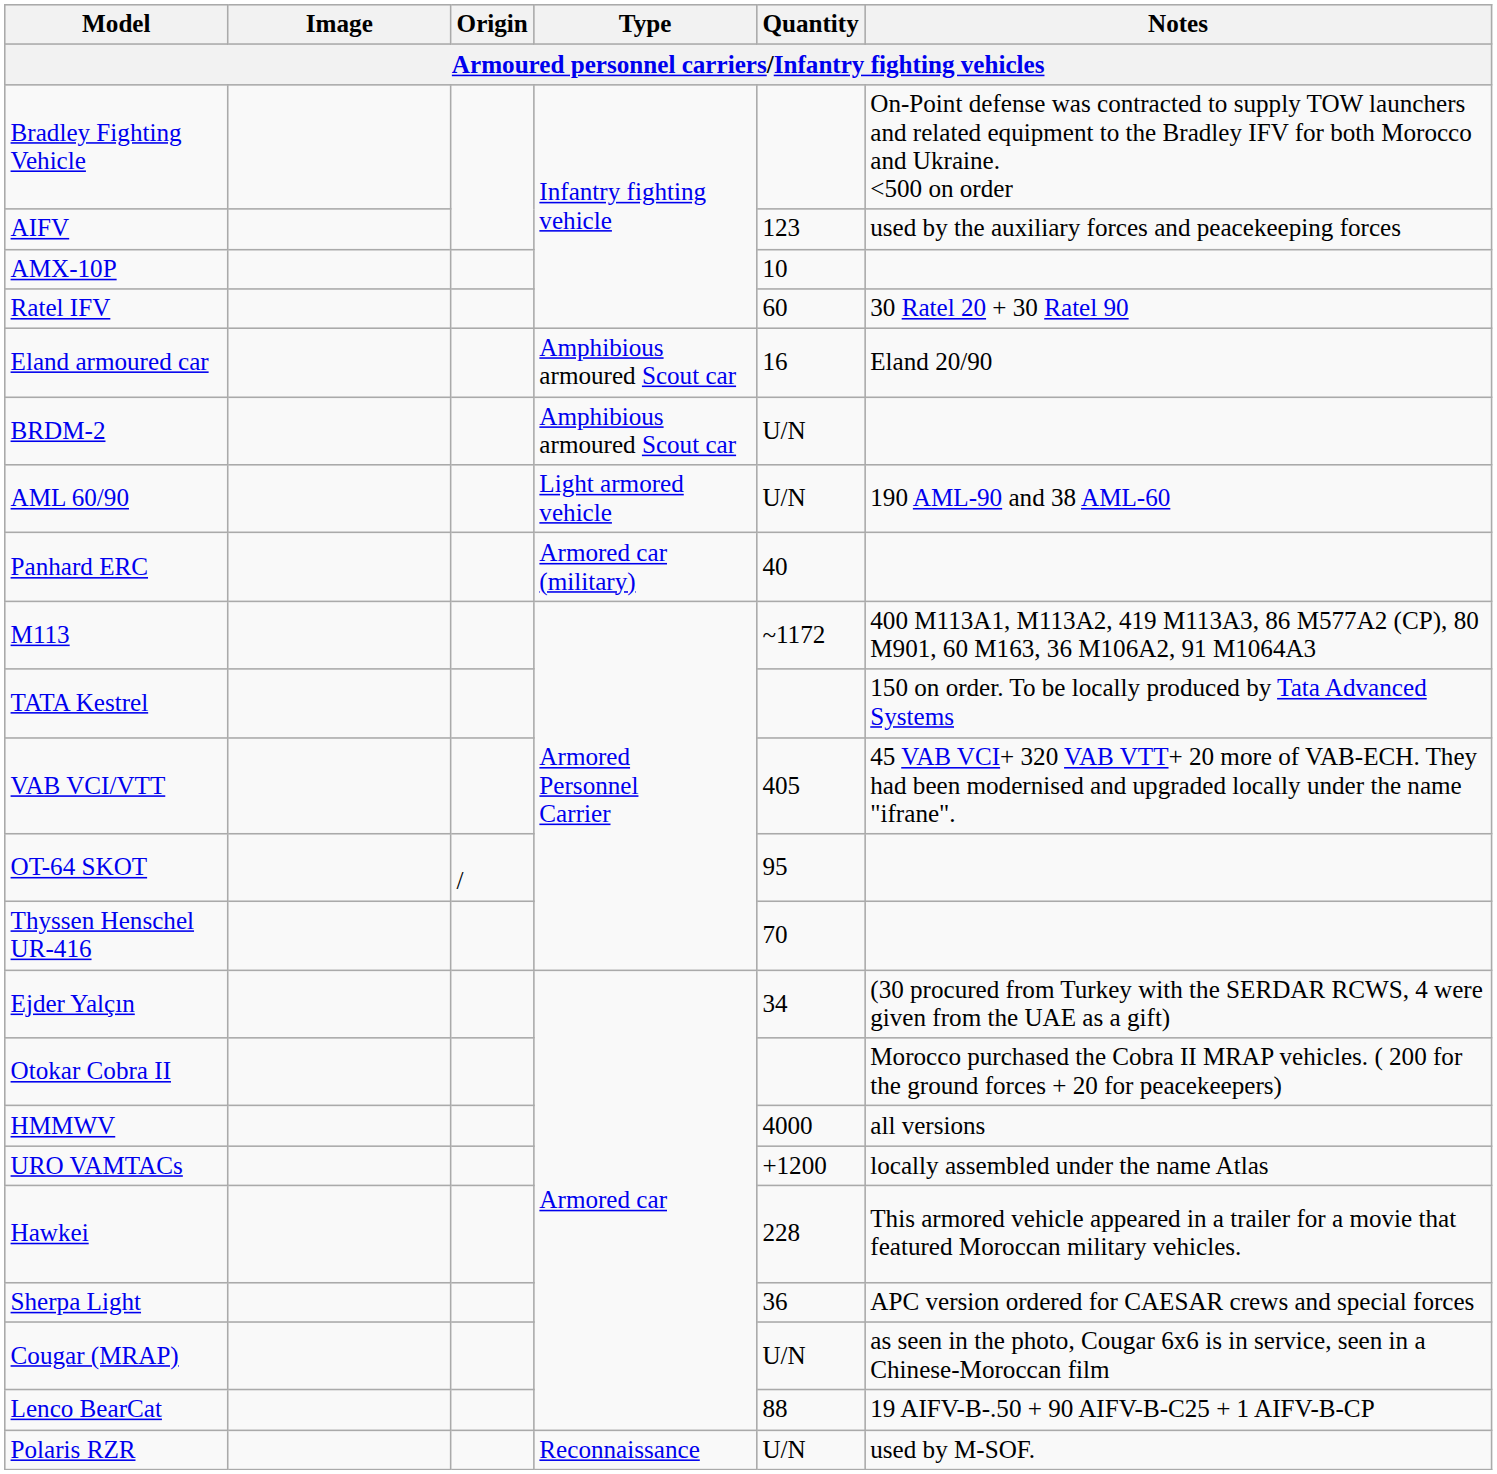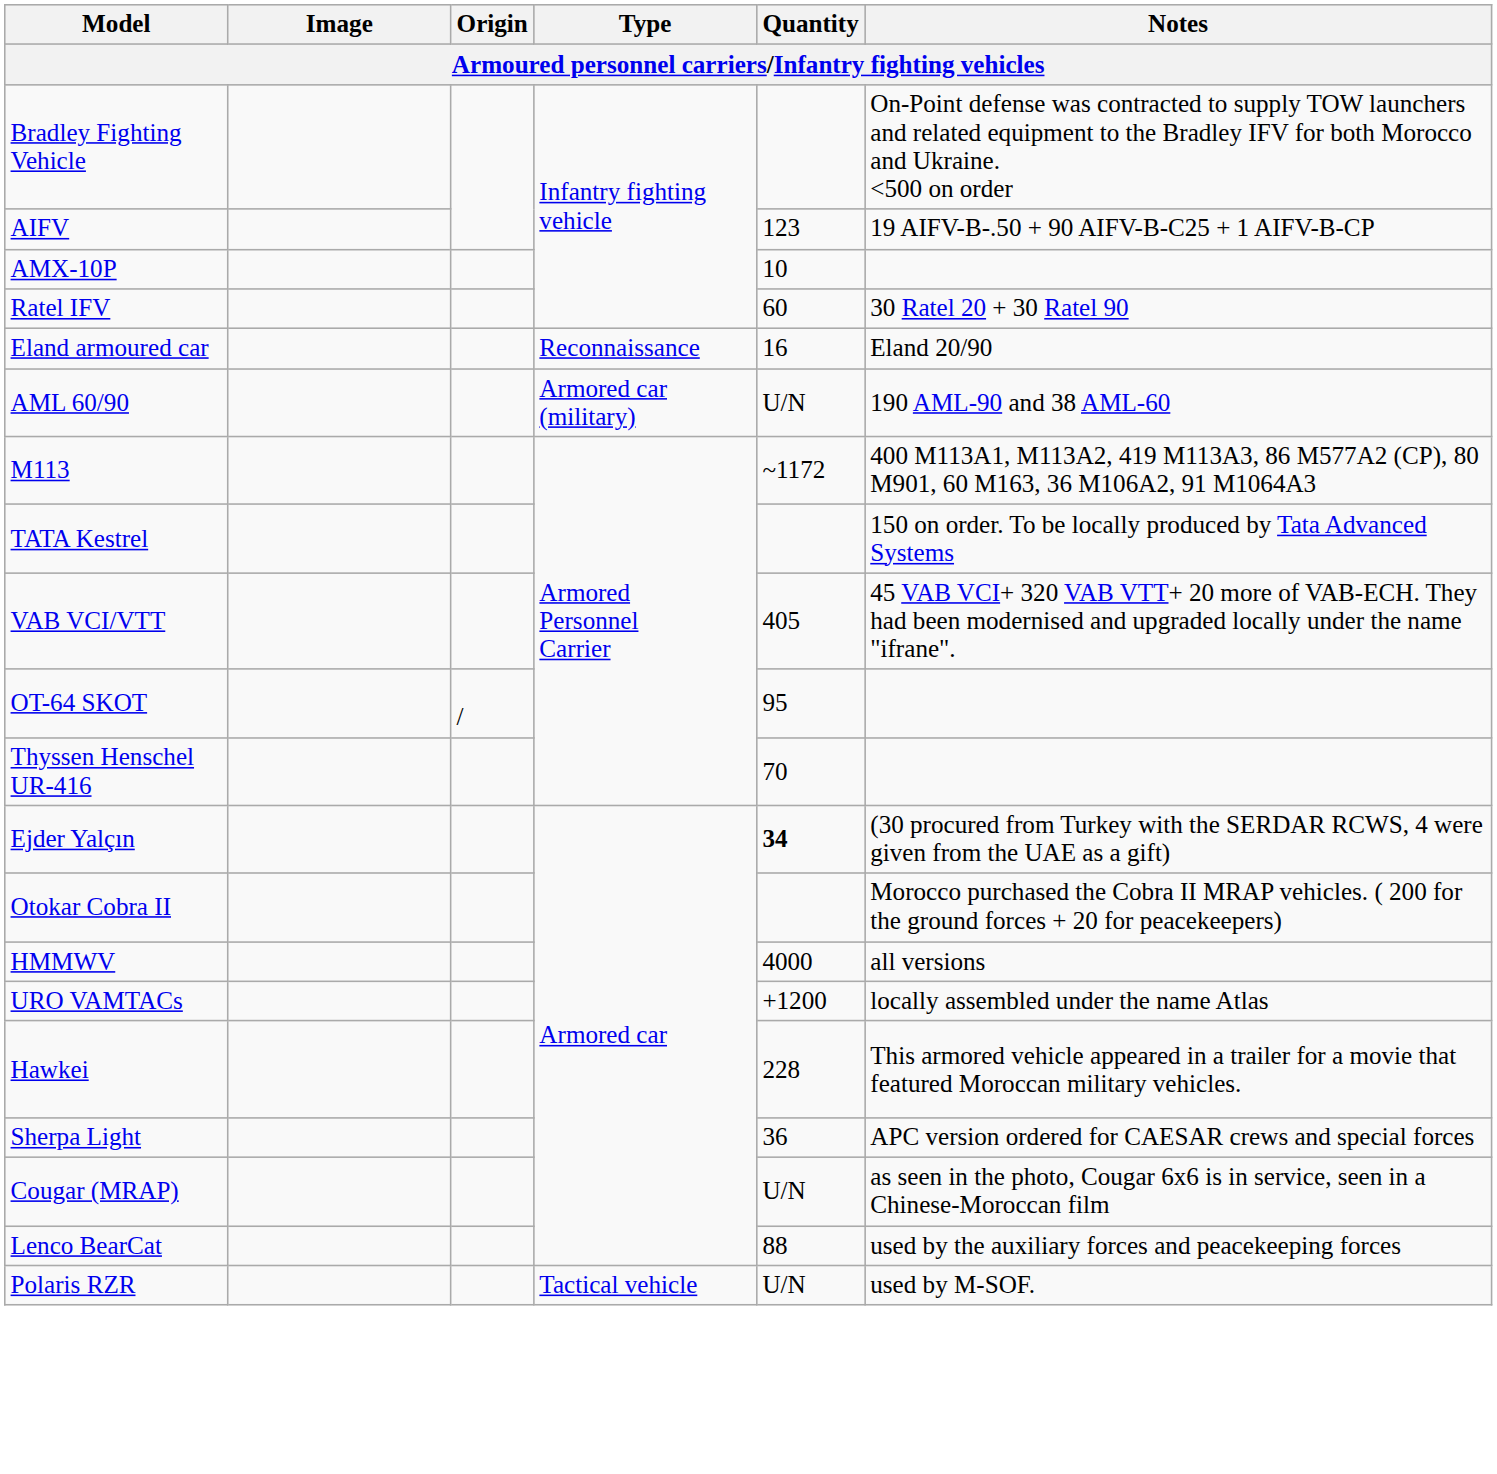(1136, 228) used by the auxiliary forces and peacekeeping forces -> (1122, 228) 19 AIFV-B-.50 + 90 AIFV-B-C25 + 1 AIFV-B-CP
(638, 362) Amphibious armoured Scout car -> (620, 348) Reconnaissance
- row: (58, 430)
(612, 498) Light armored vehicle -> (603, 402) Armored car (military)
- row: (79, 566)
(775, 1003) normal -> (775, 839) bold
(1122, 1409) 19 AIFV-B-.50 + 90 AIFV-B-C25 + 1 AIFV-B-CP -> (1136, 1245) used by the auxiliary forces and peacekeeping forces
(620, 1449) Reconnaissance -> (618, 1284) Tactical vehicle
